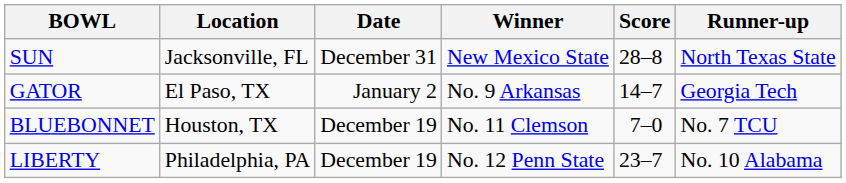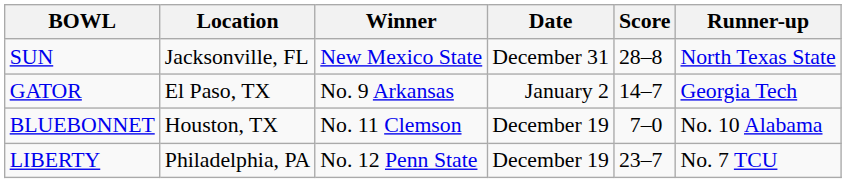columns swapped: (379, 21) <-> (528, 21)
(729, 125) No. 7 TCU -> (752, 125) No. 10 Alabama
(752, 159) No. 10 Alabama -> (729, 159) No. 7 TCU
